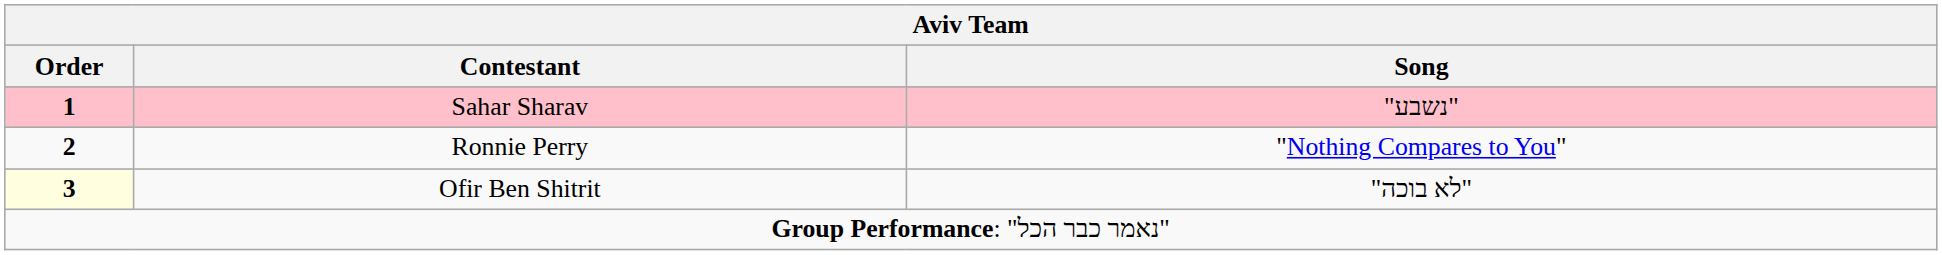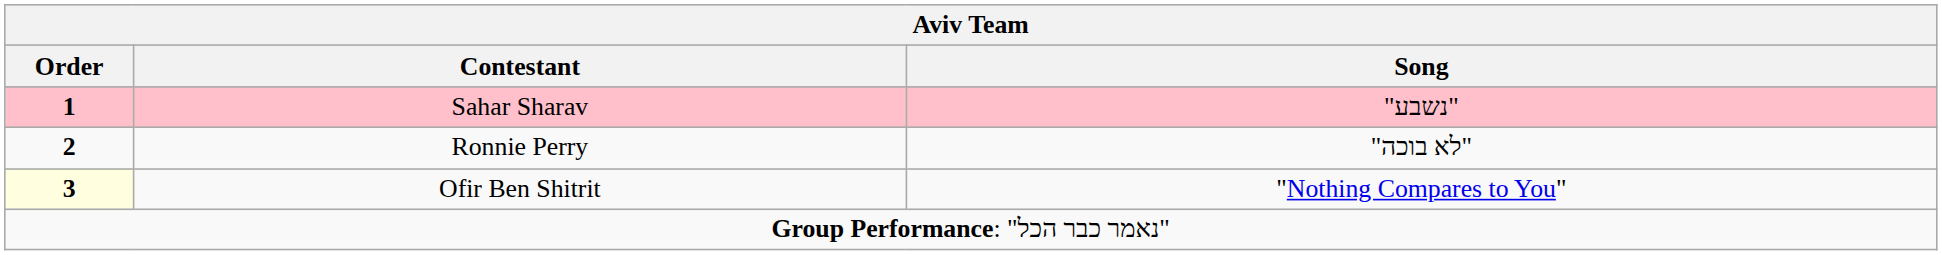(1421, 147) "Nothing Compares to You" -> (1421, 147) "לא בוכה"
(1421, 188) "לא בוכה" -> (1421, 188) "Nothing Compares to You"
